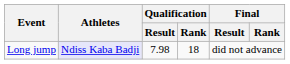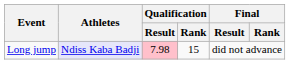(160, 50) no background -> (160, 50) pink background
(194, 50) 18 -> (194, 50) 15
